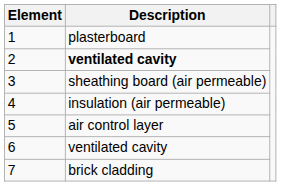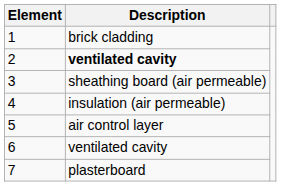(107, 37) plasterboard -> (111, 37) brick cladding
(111, 170) brick cladding -> (107, 170) plasterboard
